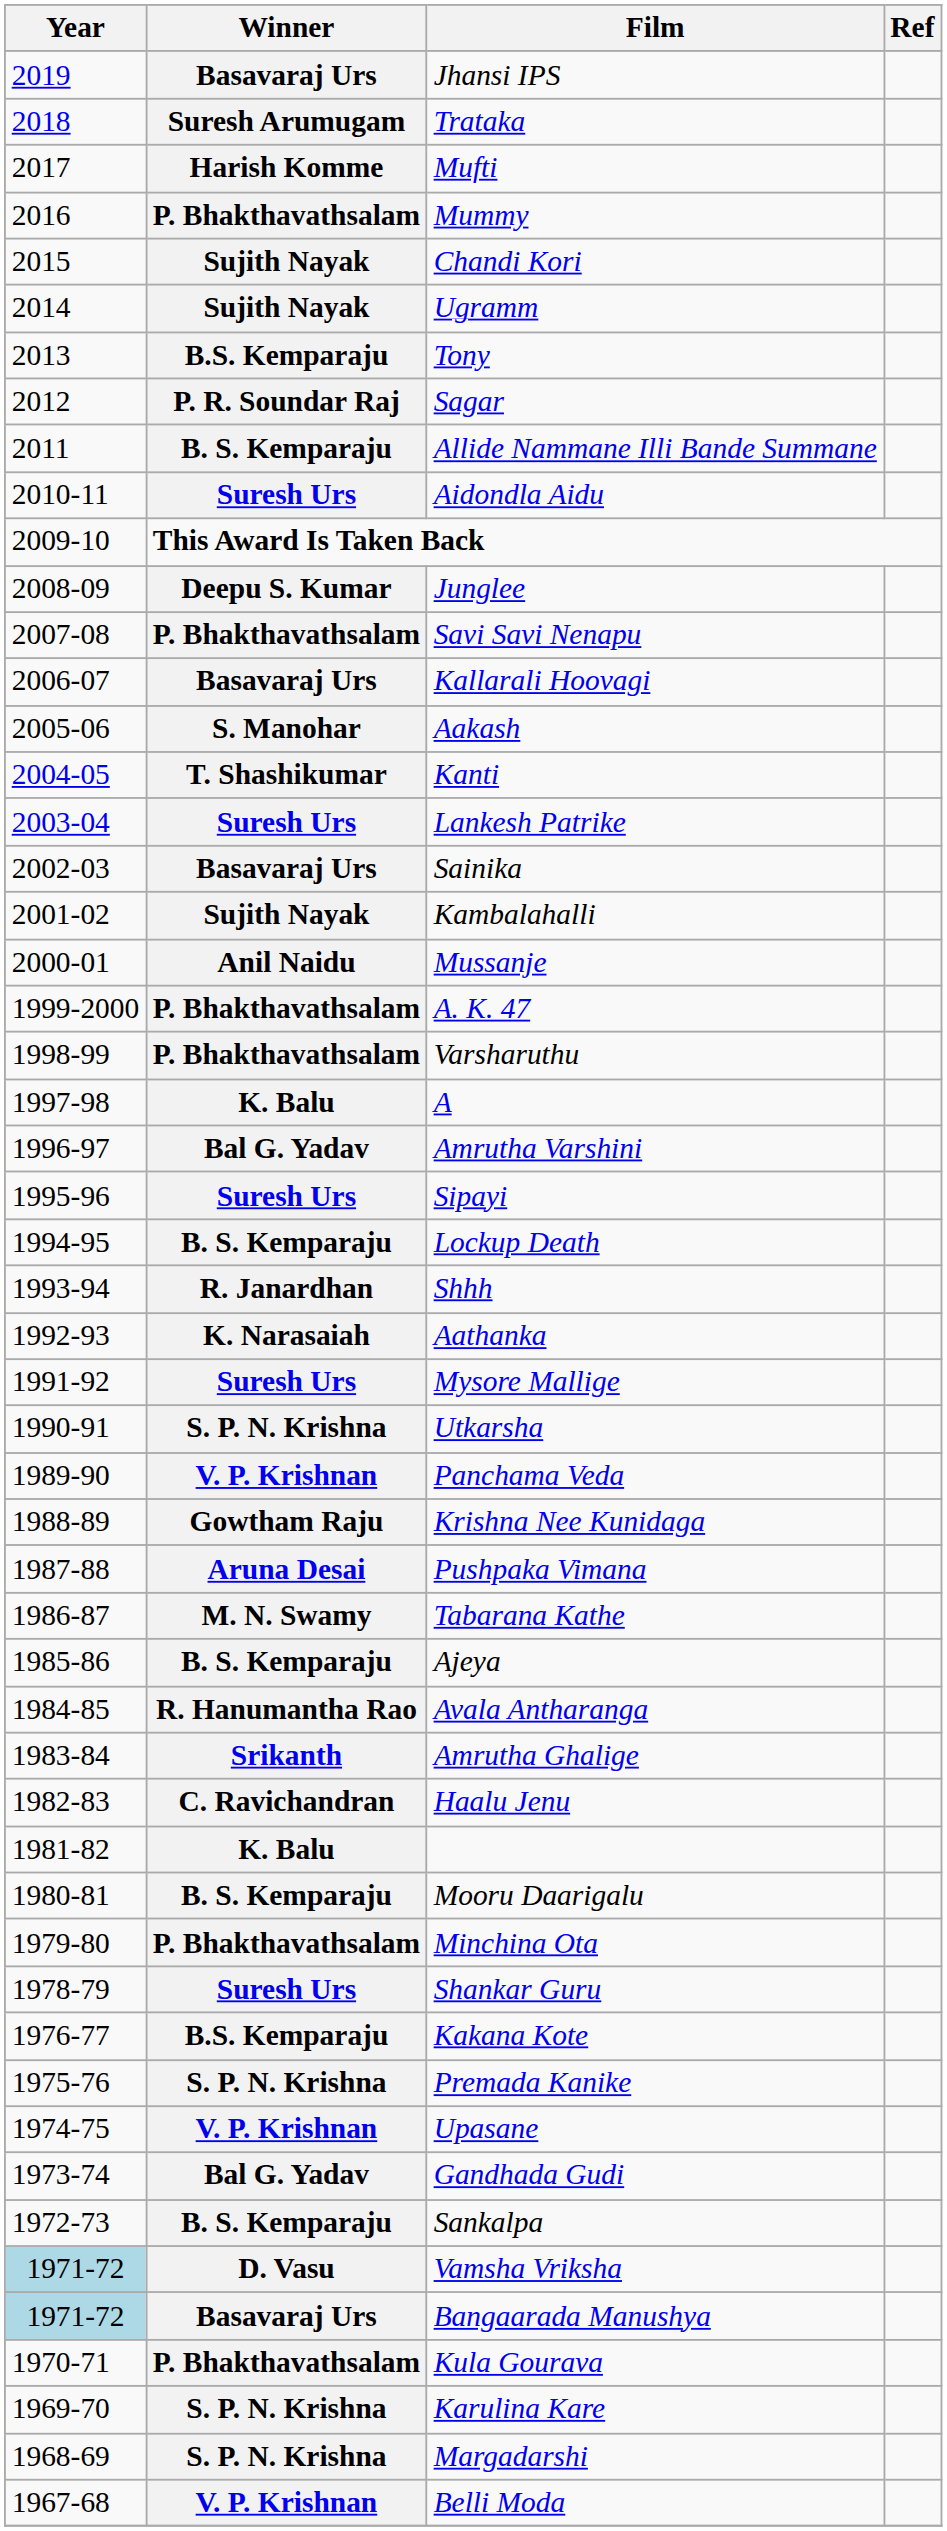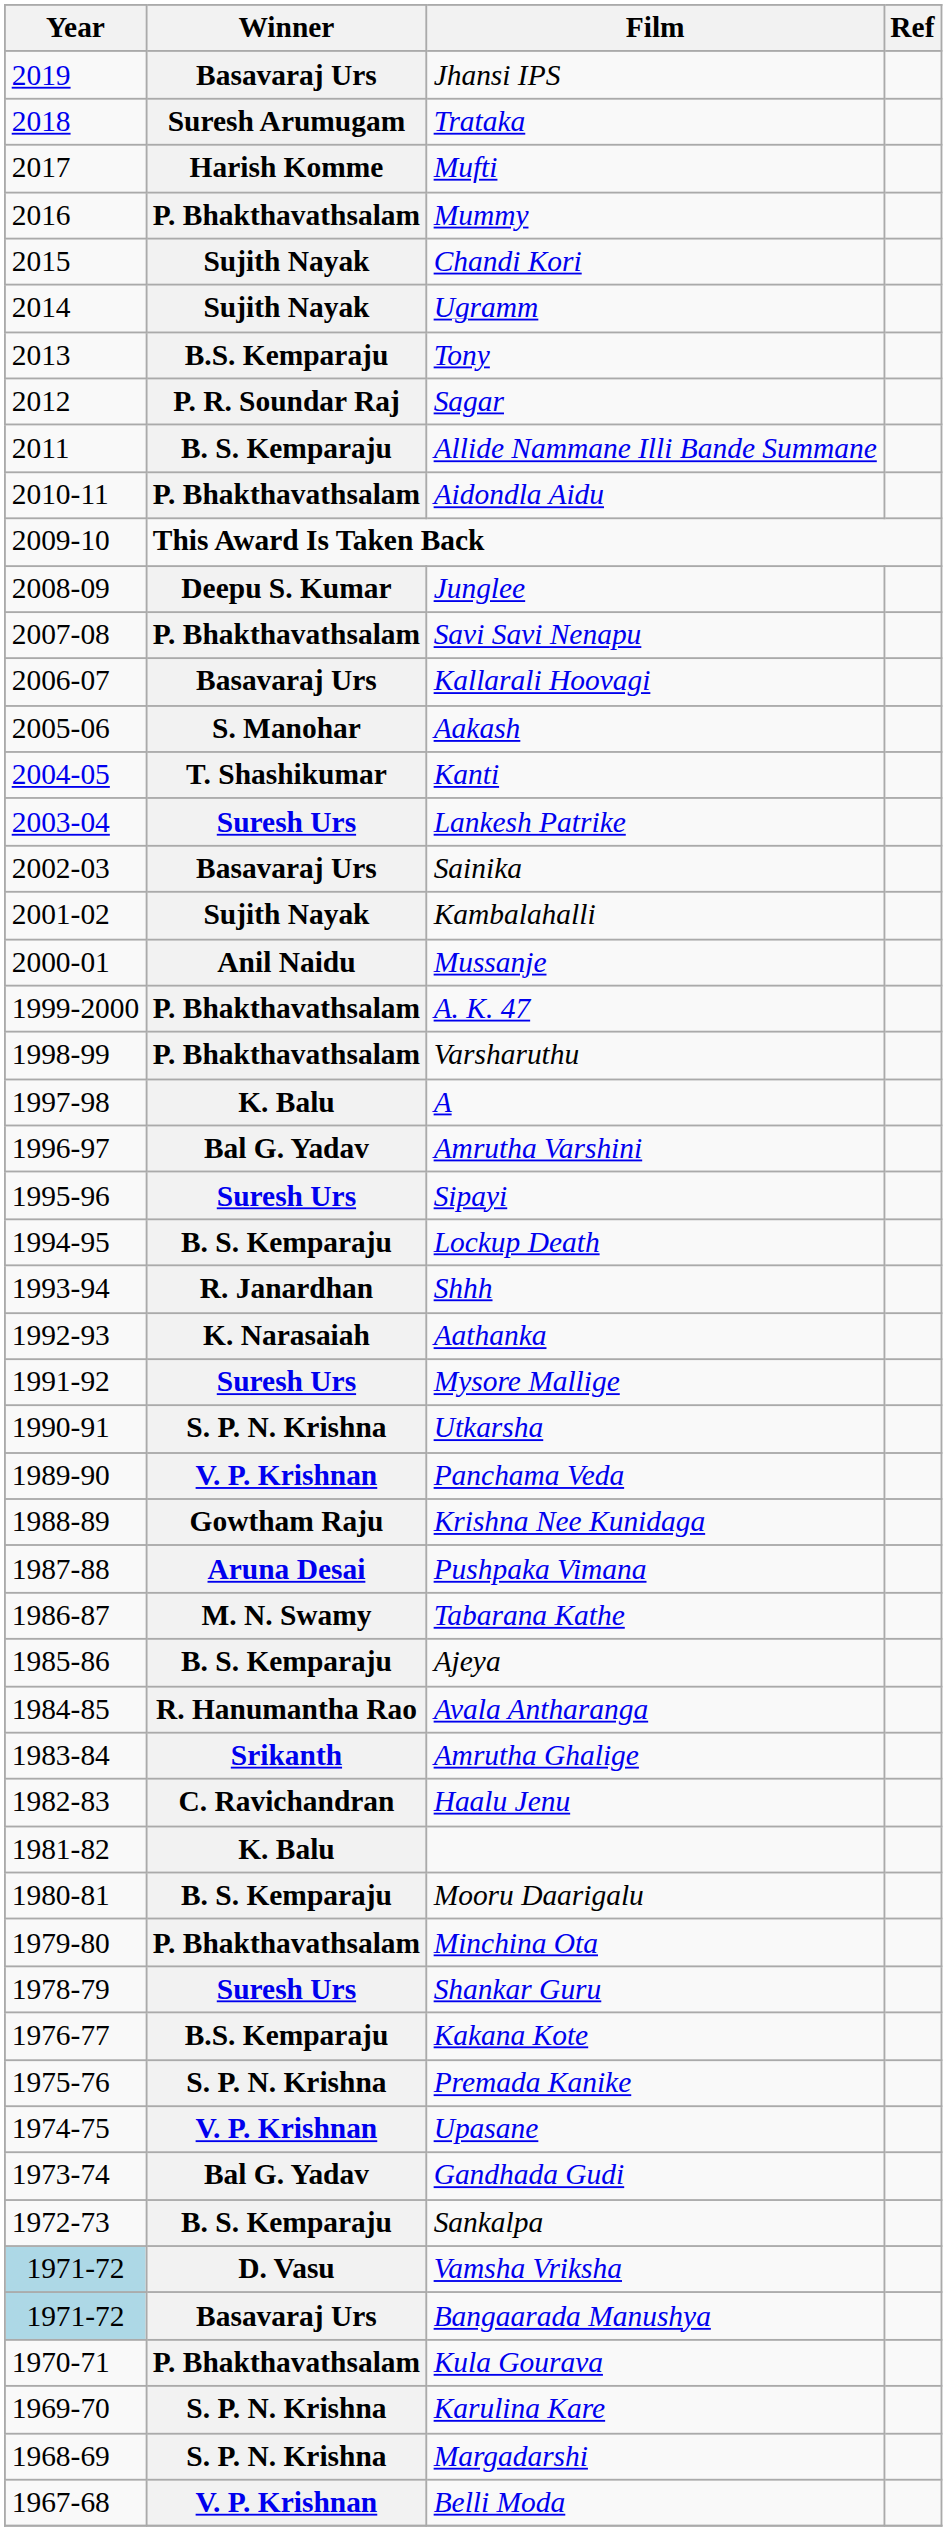(286, 494) Suresh Urs -> (286, 494) P. Bhakthavathsalam
